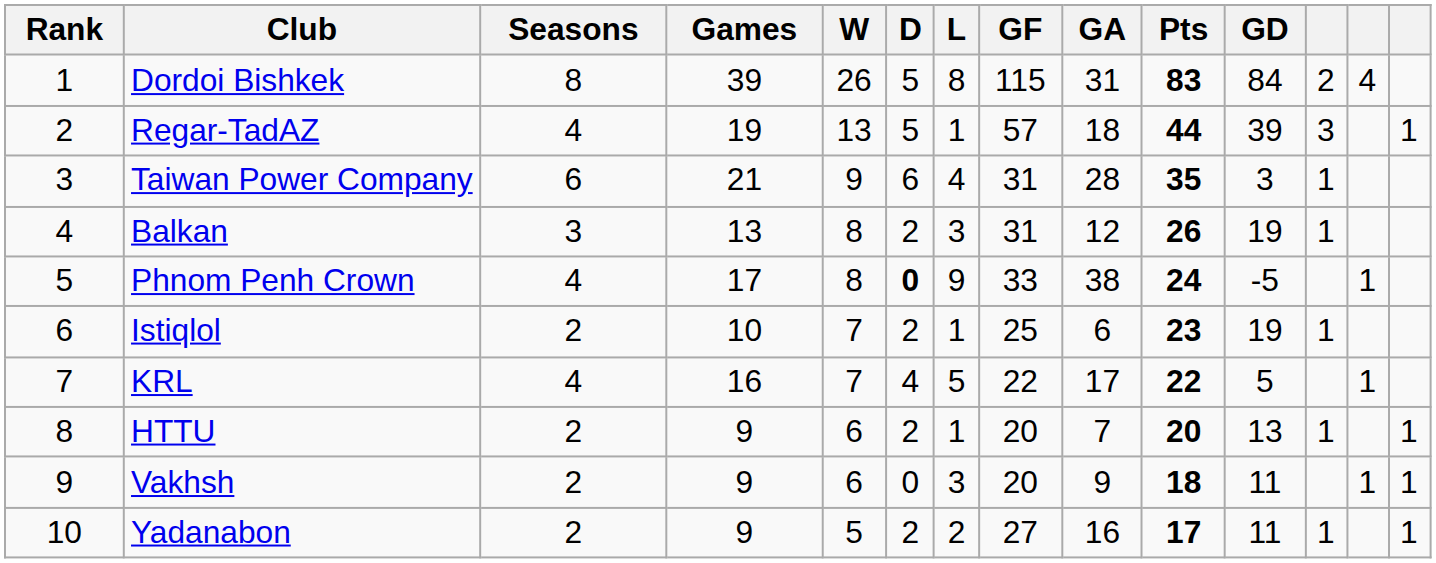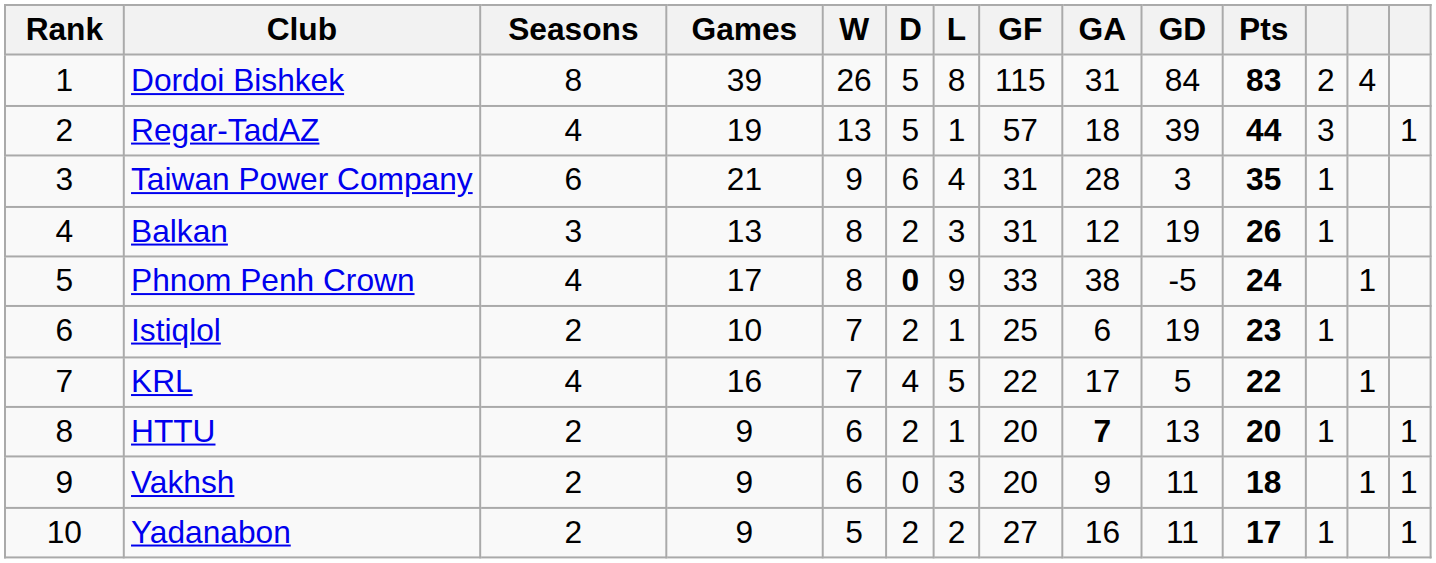columns swapped: (1265, 29) <-> (1184, 29)
(1102, 431) normal -> (1102, 431) bold
